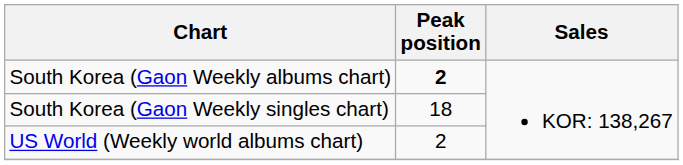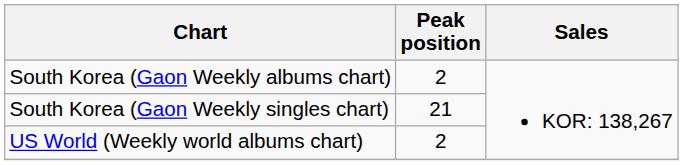(441, 76) bold -> (441, 76) normal
(441, 109) 18 -> (441, 109) 21
